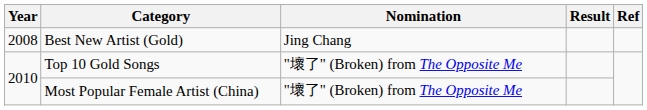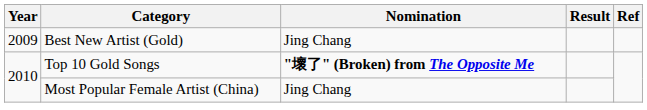(23, 39) 2008 -> (23, 39) 2009
(403, 64) normal -> (409, 64) bold
(403, 90) "壞了" (Broken) from The Opposite Me -> (318, 89) Jing Chang
